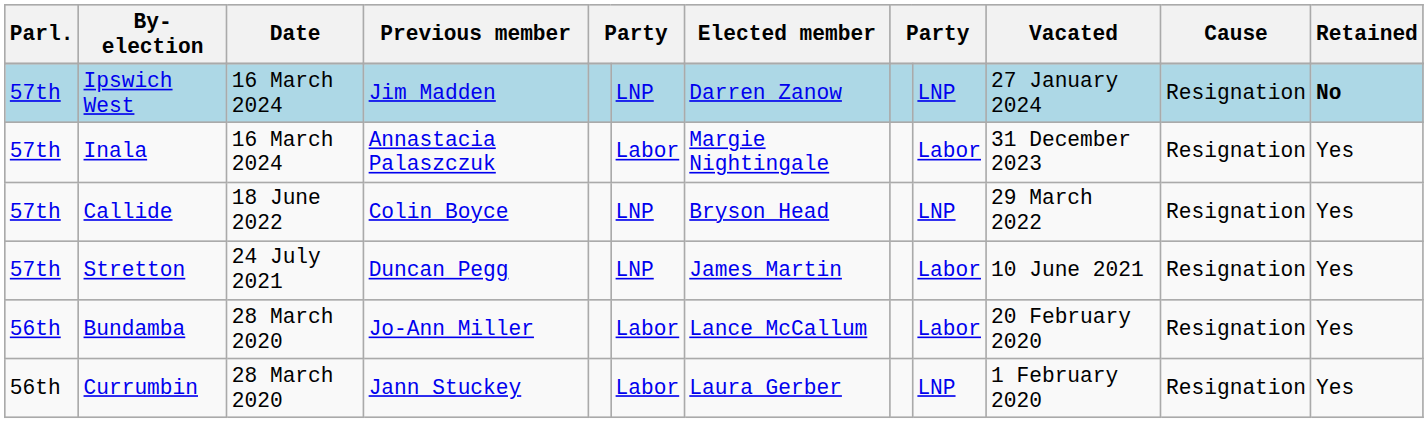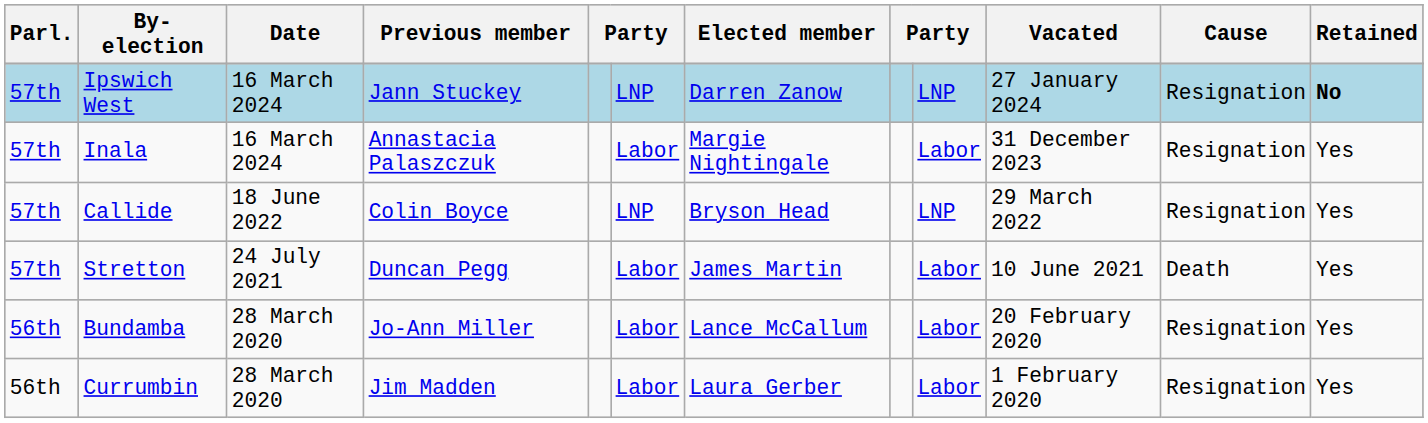(432, 93) Jim Madden -> (445, 93) Jann Stuckey
(635, 270) LNP -> (647, 270) Labor
(1236, 270) Resignation -> (1198, 270) Death
(445, 388) Jann Stuckey -> (432, 388) Jim Madden
(936, 388) LNP -> (949, 388) Labor
